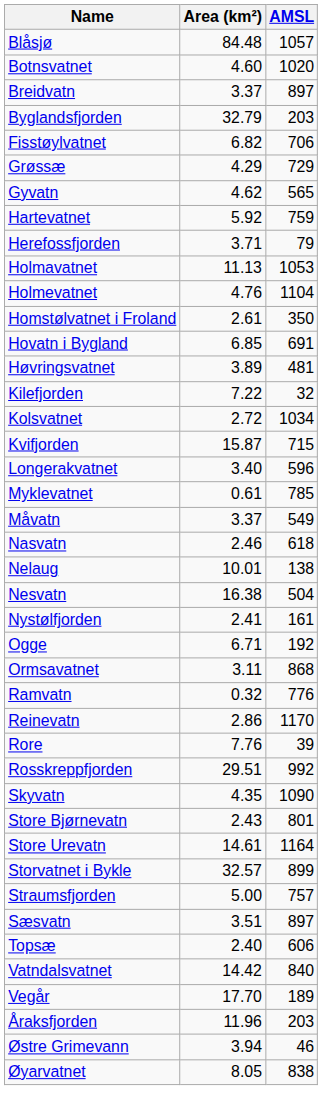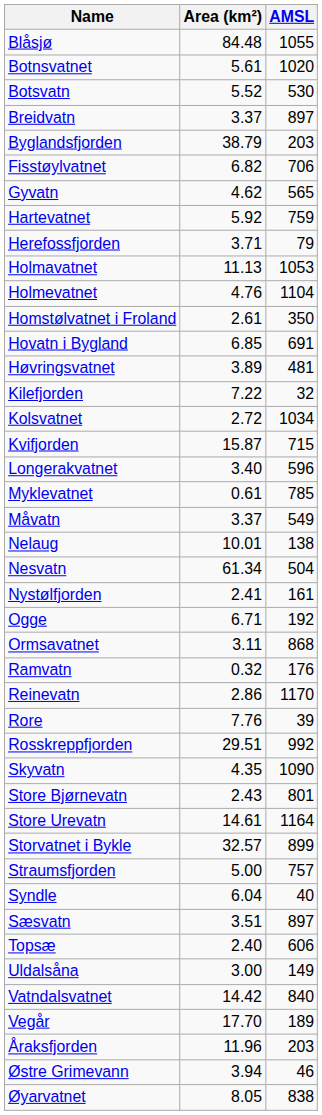(296, 42) 1057 -> (296, 42) 1055
(247, 67) 4.60 -> (247, 67) 5.61
+ row: (39, 92)
(242, 117) 32.79 -> (242, 142) 38.79
- row: (37, 167)
- row: (37, 544)
(242, 594) 16.38 -> (242, 569) 61.34
(301, 695) 776 -> (301, 670) 176
+ row: (32, 896)
+ row: (43, 971)
